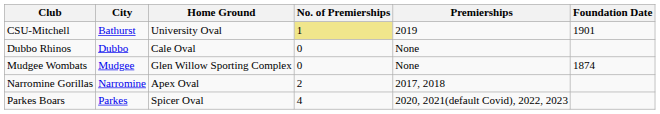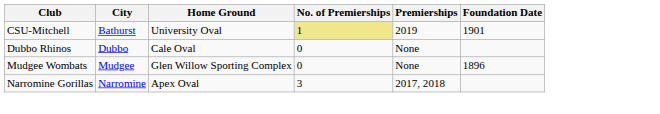(584, 65) 1874 -> (474, 65) 1896
(300, 83) 2 -> (300, 83) 3
- row: (36, 100)
